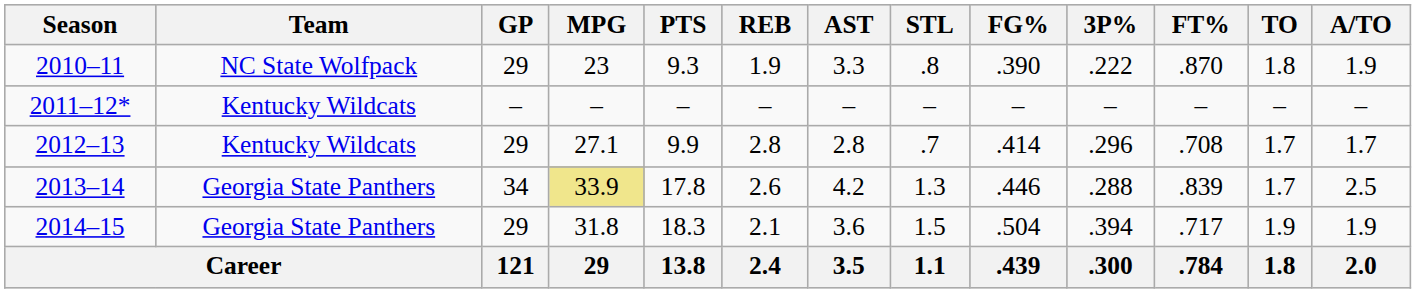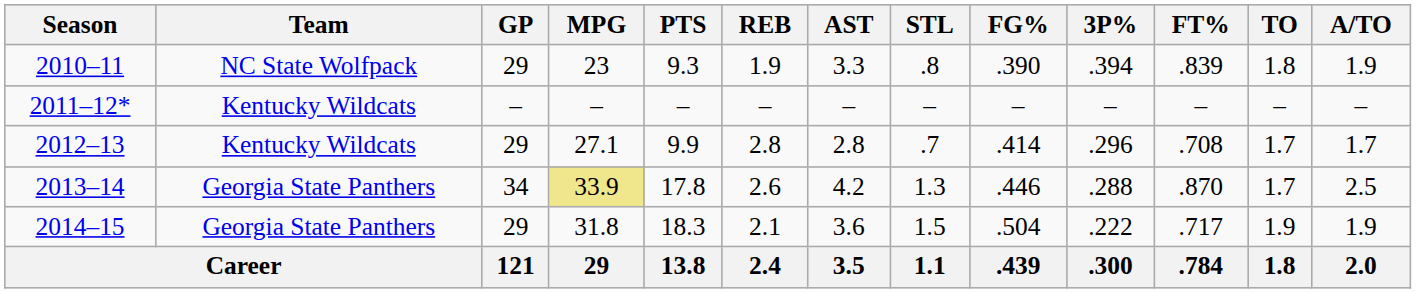(1110, 65) .222 -> (1110, 65) .394
(1201, 65) .870 -> (1201, 65) .839
(1201, 186) .839 -> (1201, 186) .870
(1110, 226) .394 -> (1110, 226) .222
